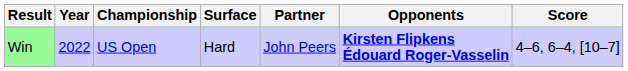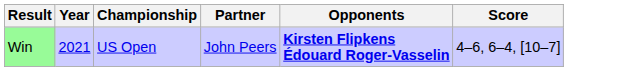- column: (230, 15)
(74, 46) 2022 -> (74, 46) 2021
